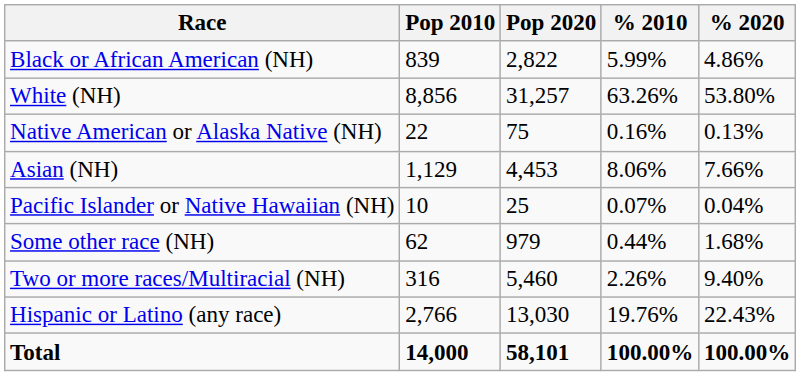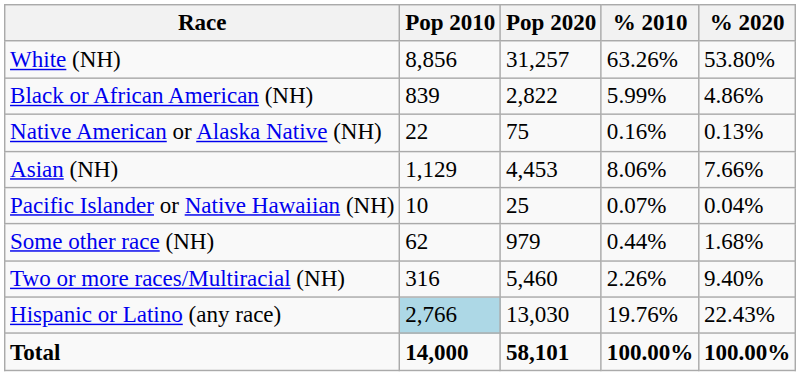rows swapped: (65, 95) <-> (162, 59)
(431, 315) no background -> (431, 315) lightblue background
